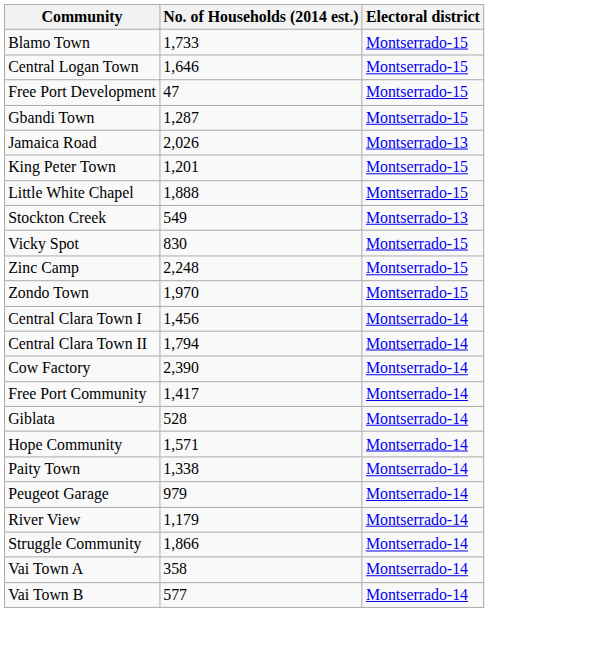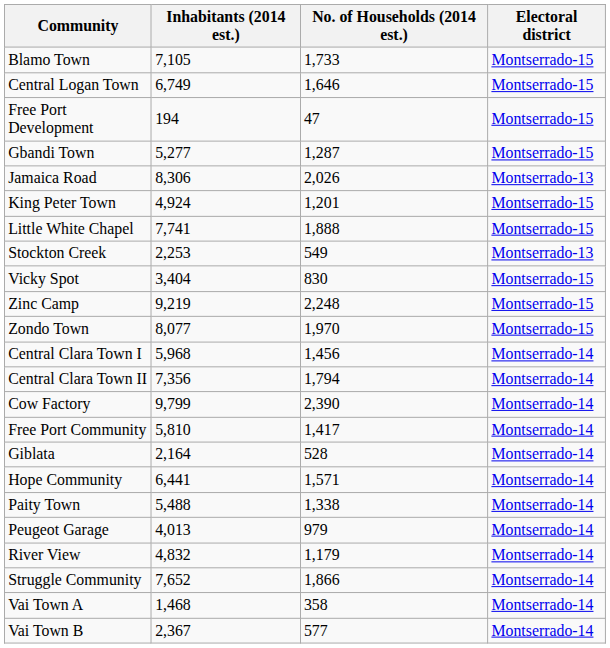+ column: (226, 25)
